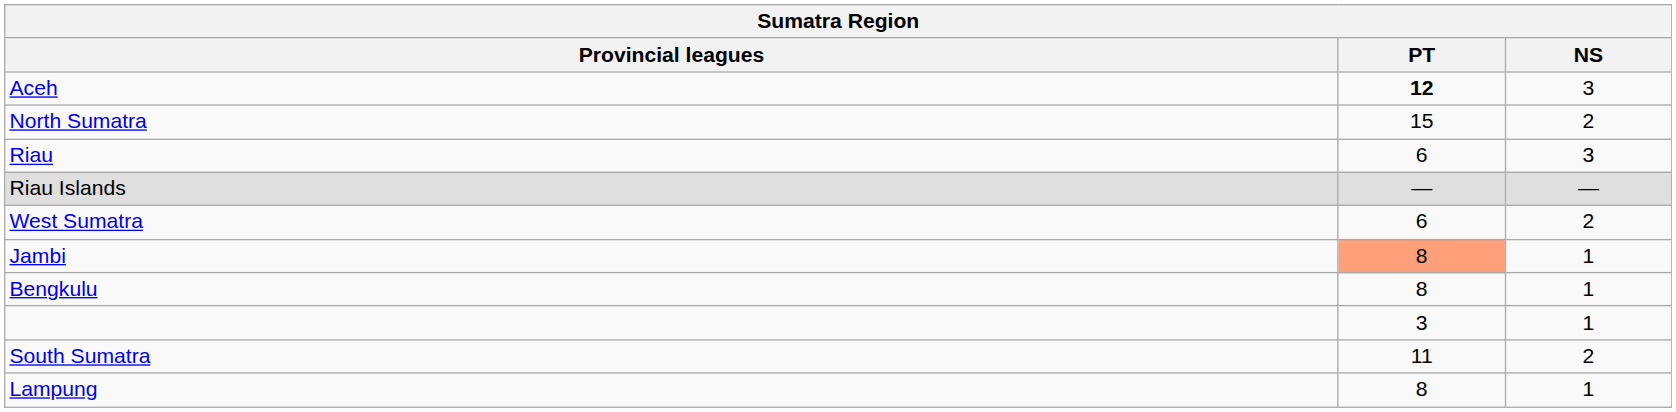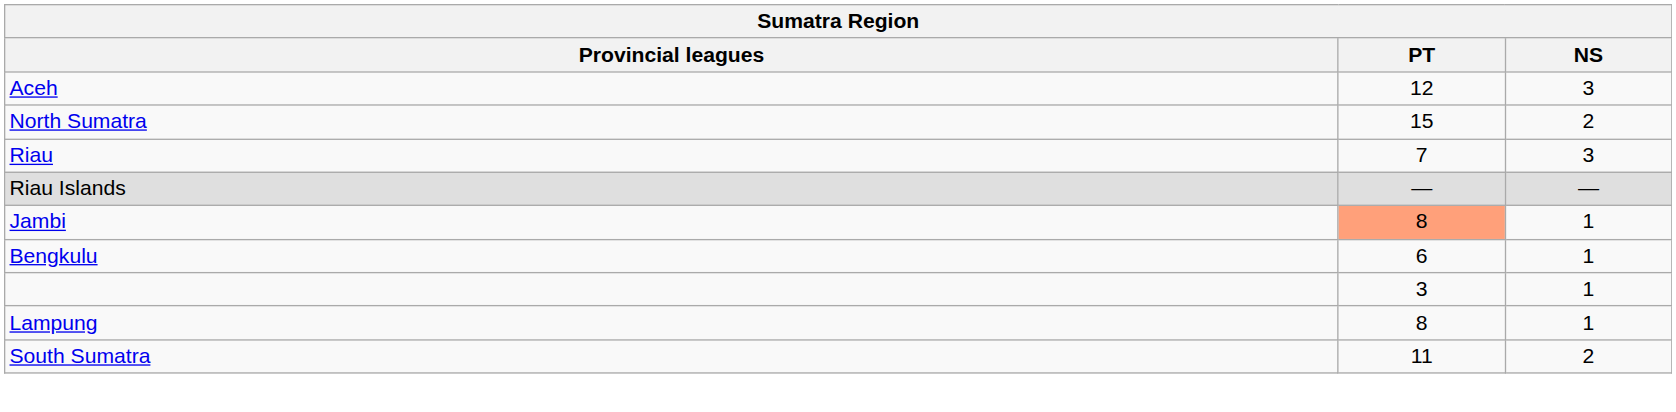(1422, 88) bold -> (1422, 88) normal
(1422, 155) 6 -> (1422, 155) 7
- row: (76, 222)
(1422, 289) 8 -> (1422, 255) 6
rows swapped: (80, 356) <-> (54, 389)
